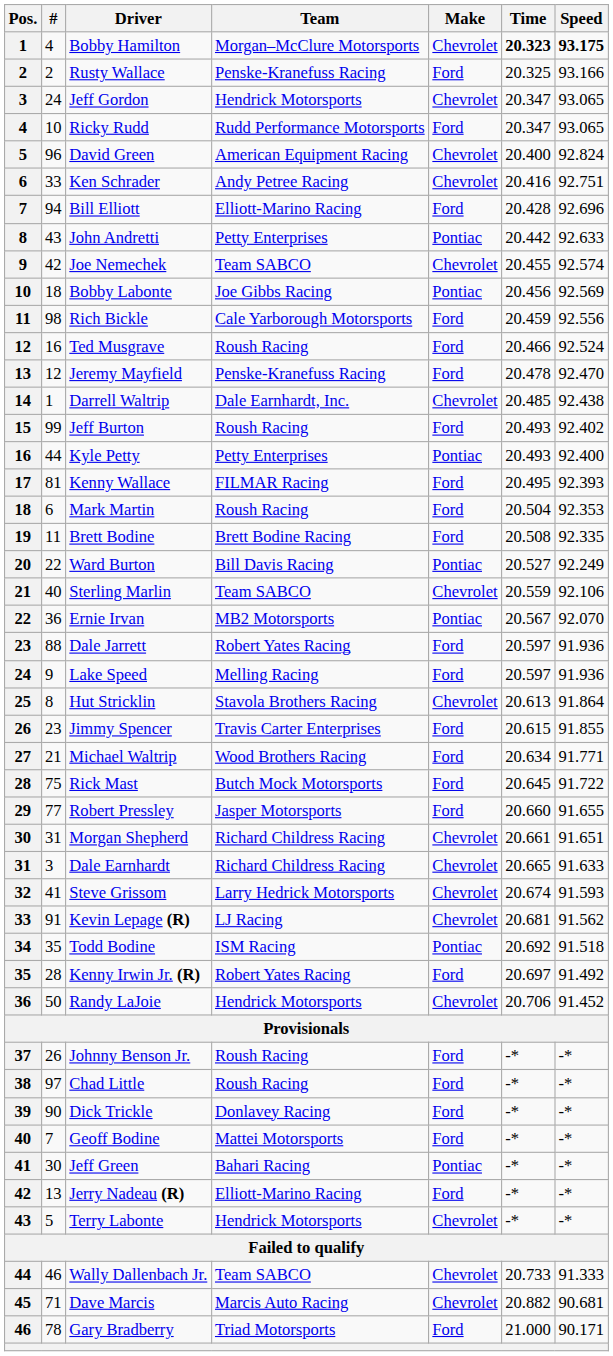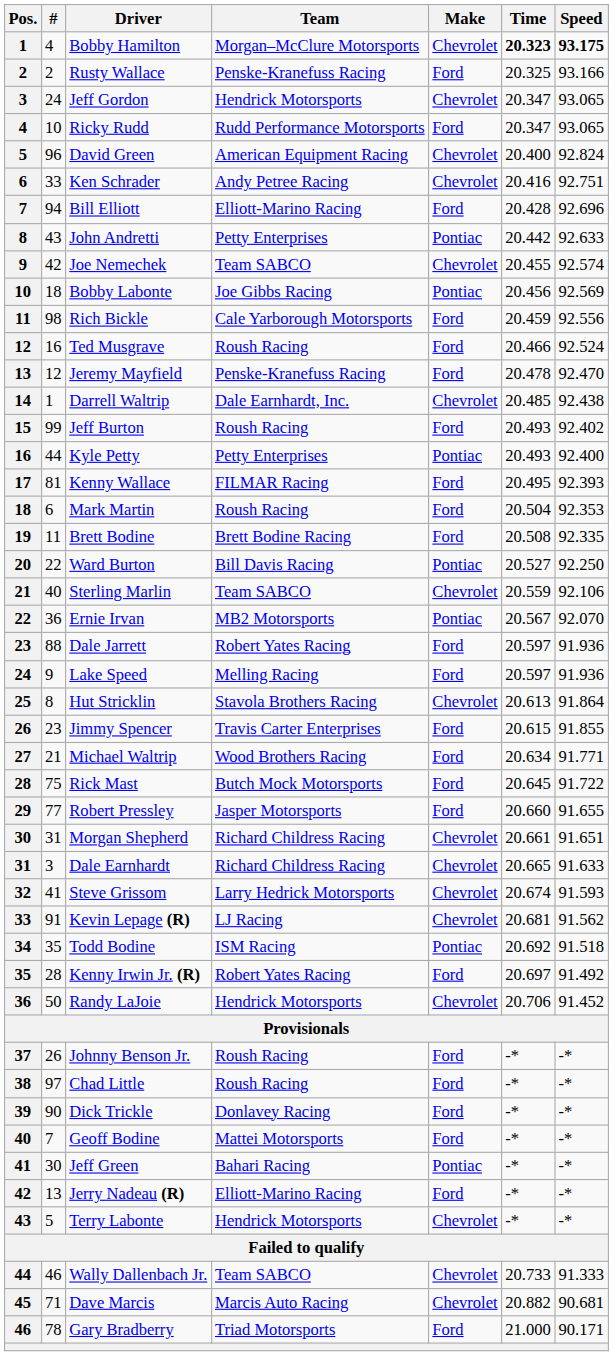(581, 564) 92.249 -> (581, 564) 92.250
